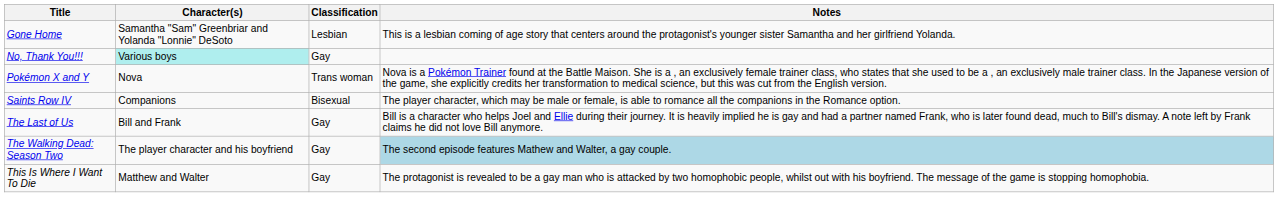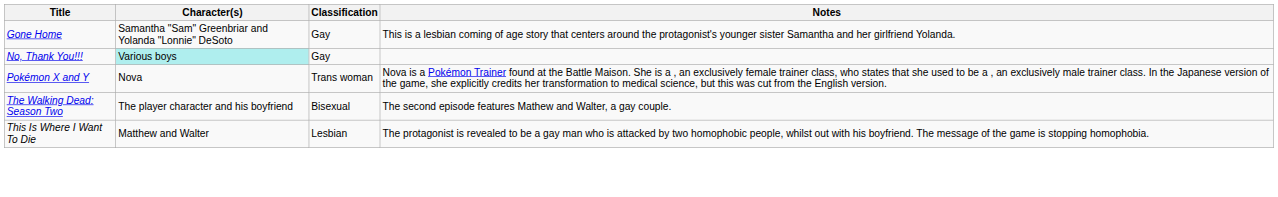(329, 34) Lesbian -> (321, 34) Gay
- row: (39, 100)
- row: (40, 122)
(321, 150) Gay -> (331, 106) Bisexual
(527, 150) lightblue background -> (527, 106) no background
(321, 178) Gay -> (329, 134) Lesbian
